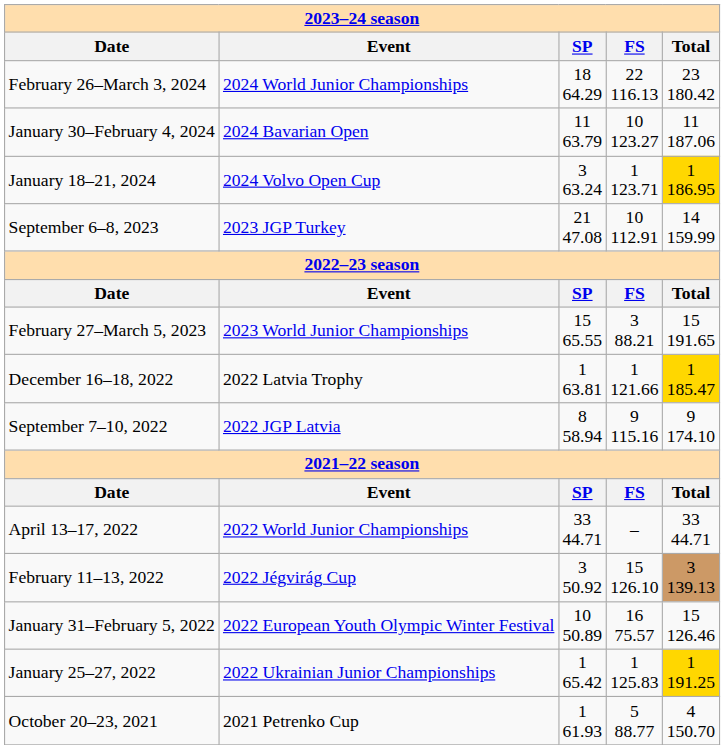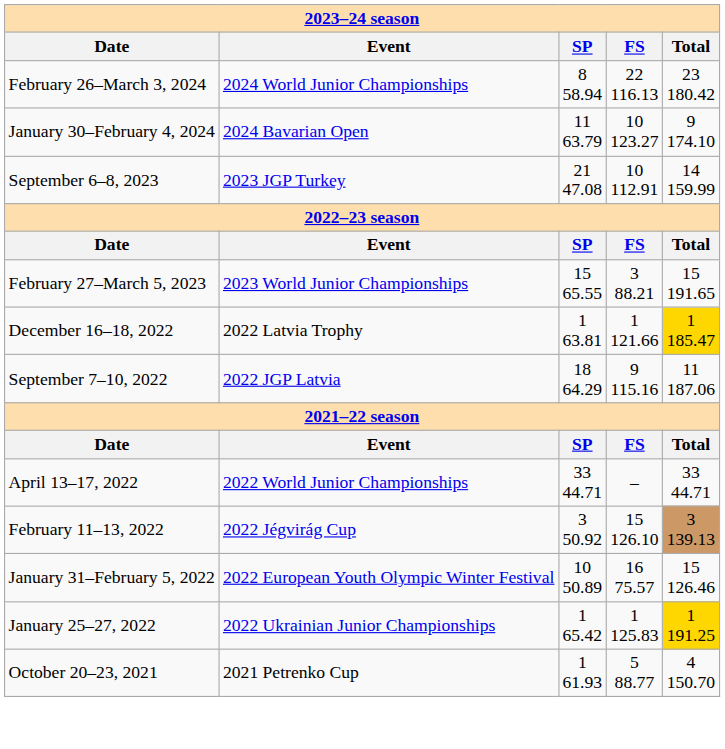(582, 84) 18 64.29 -> (582, 84) 8 58.94
(691, 131) 11 187.06 -> (691, 131) 9 174.10
- row: (82, 179)
(582, 426) 8 58.94 -> (582, 378) 18 64.29
(691, 426) 9 174.10 -> (691, 378) 11 187.06
